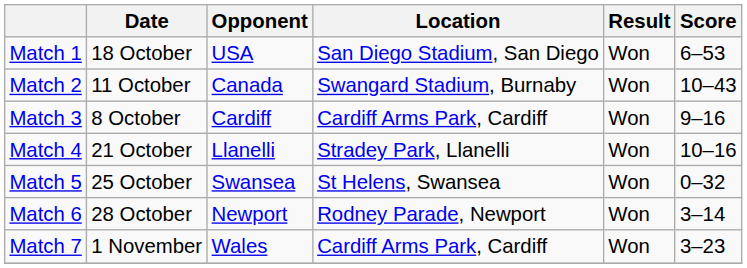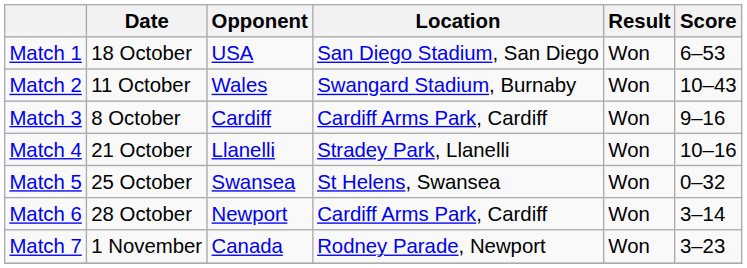(247, 85) Canada -> (239, 85) Wales
(431, 214) Rodney Parade, Newport -> (432, 214) Cardiff Arms Park, Cardiff
(239, 247) Wales -> (247, 247) Canada
(432, 247) Cardiff Arms Park, Cardiff -> (431, 247) Rodney Parade, Newport
